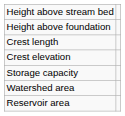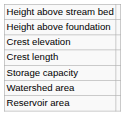rows swapped: (39, 57) <-> (32, 42)
